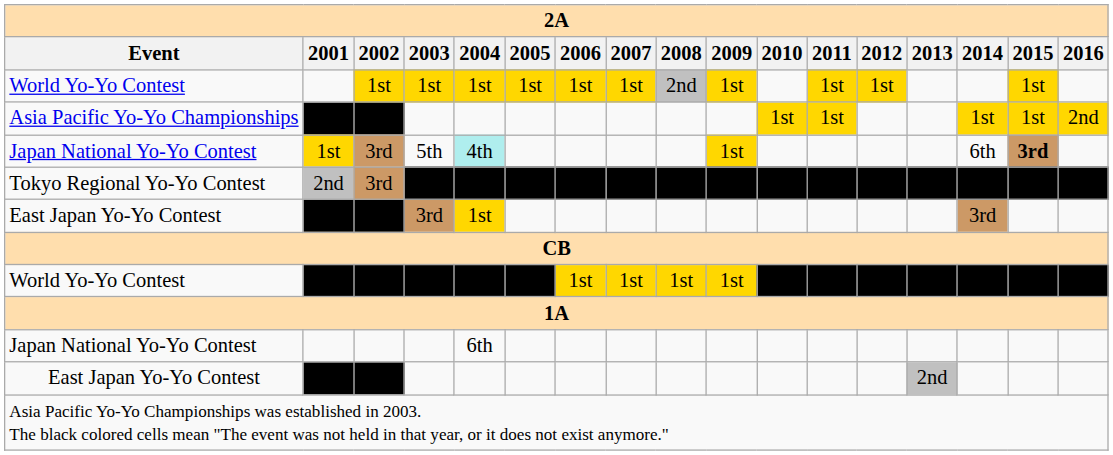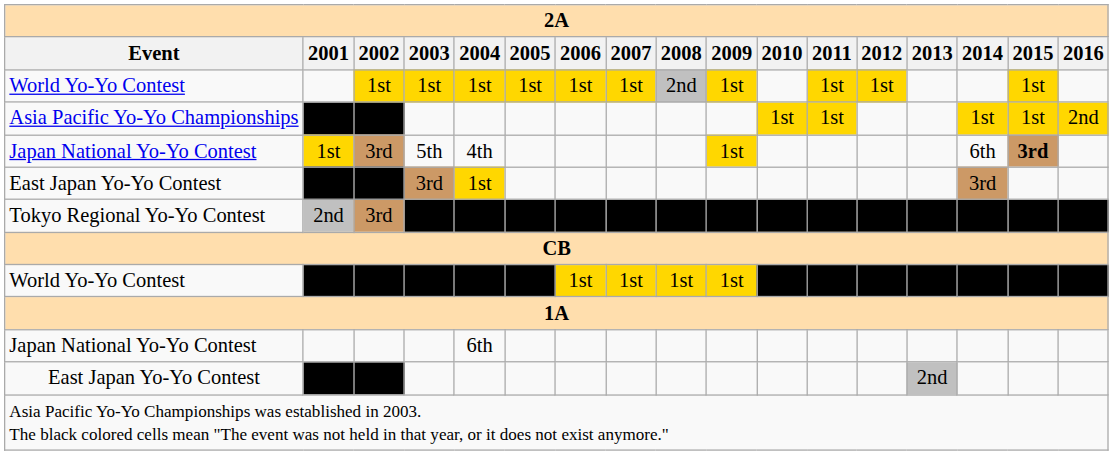(480, 150) paleturquoise background -> (480, 150) no background
rows swapped: (115, 215) <-> (137, 183)
